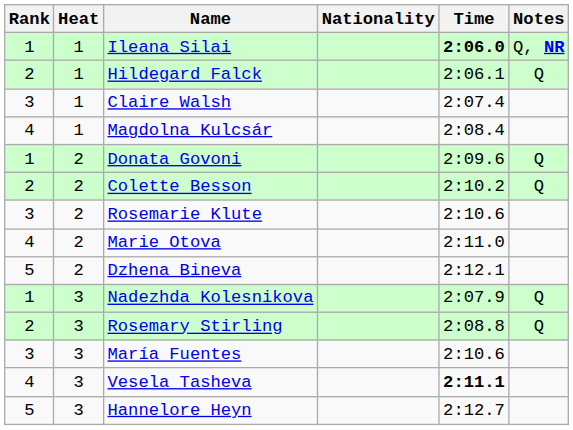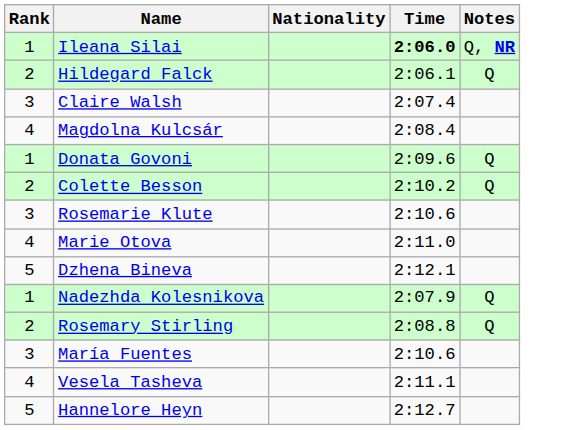- column: (79, 19)
(474, 382) bold -> (425, 382) normal
